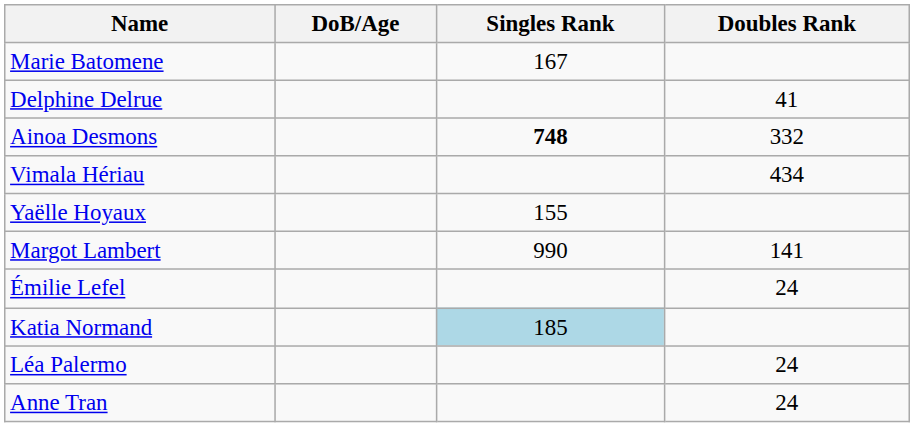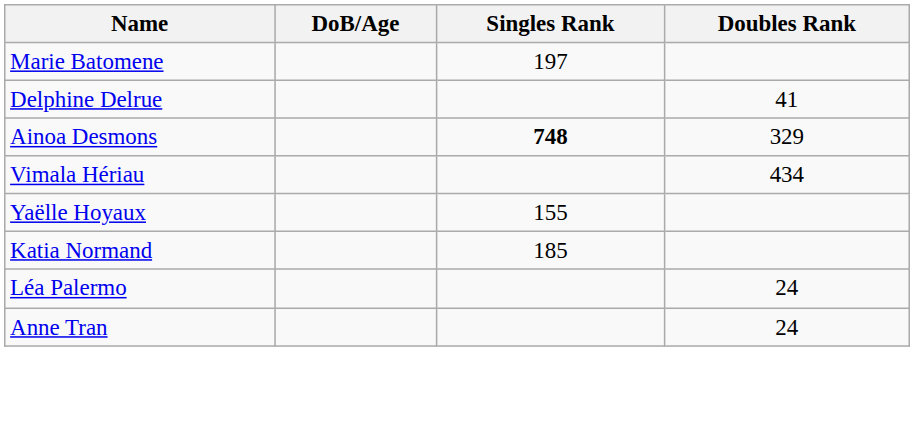(550, 61) 167 -> (550, 61) 197
(787, 137) 332 -> (787, 137) 329
- row: (85, 250)
- row: (68, 288)
(550, 326) lightblue background -> (550, 250) no background
